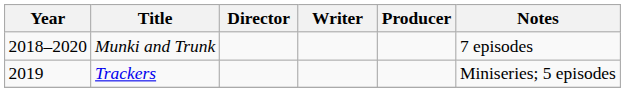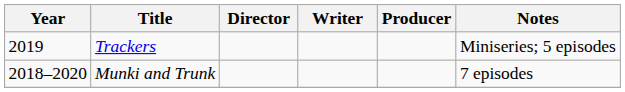rows swapped: (155, 45) <-> (126, 73)
